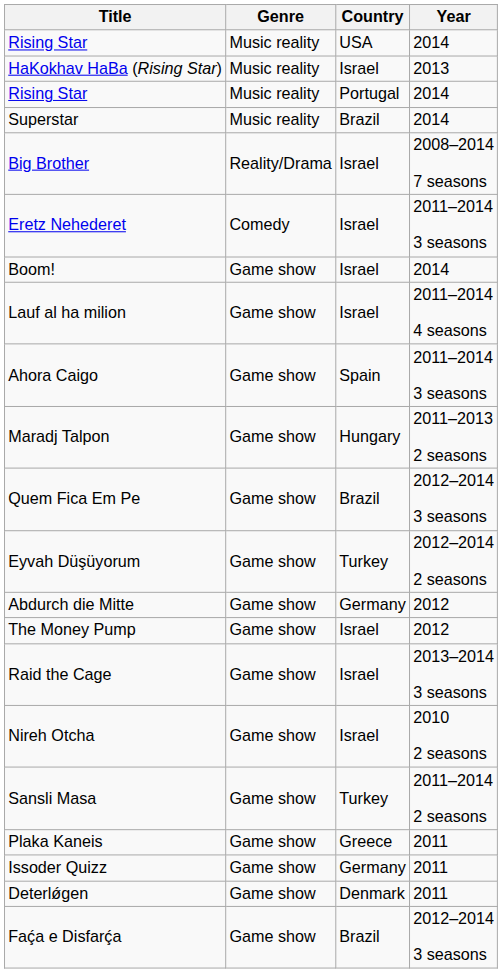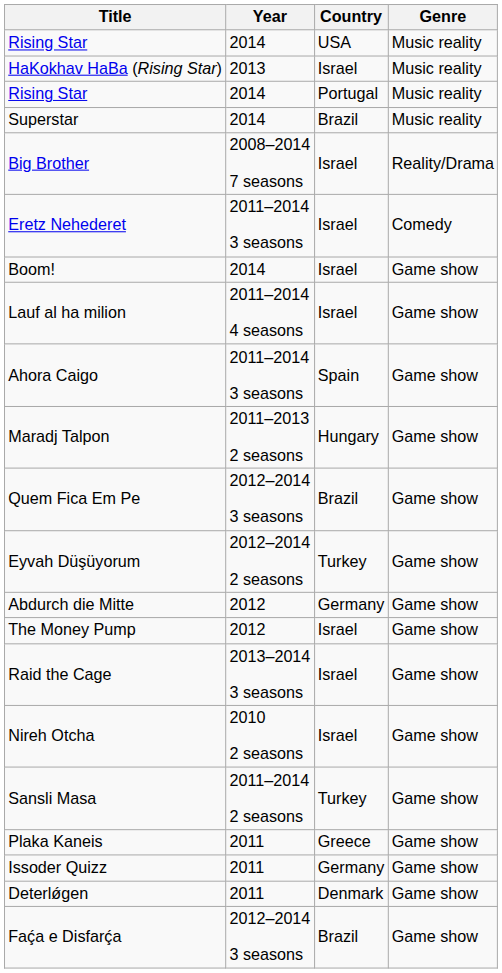columns swapped: (281, 17) <-> (454, 17)
